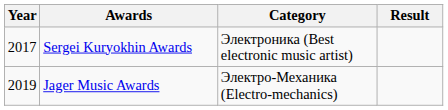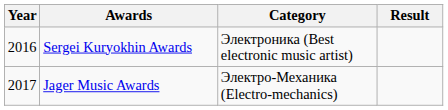(22, 46) 2017 -> (22, 46) 2016
(22, 85) 2019 -> (22, 85) 2017
